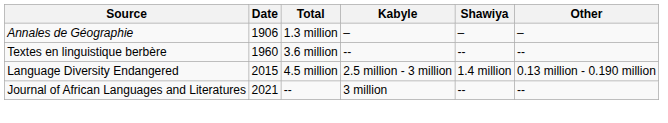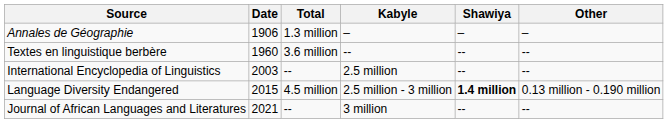+ row: (114, 71)
(485, 71) normal -> (487, 90) bold
